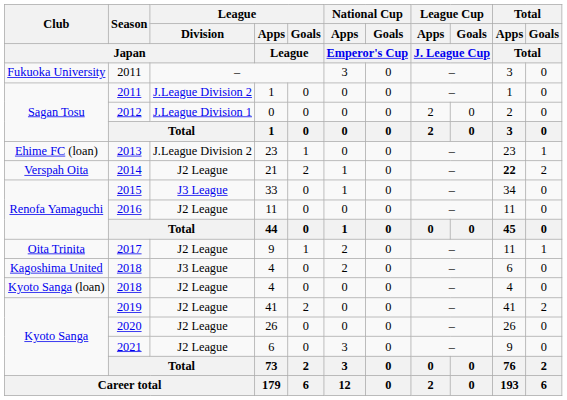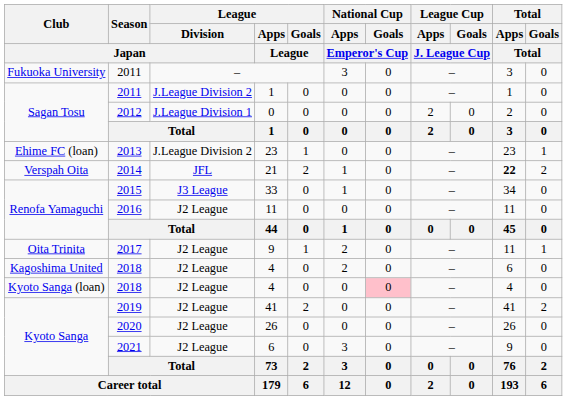(203, 170) J2 League -> (203, 170) JFL
(203, 268) J3 League -> (203, 268) J2 League
(388, 287) no background -> (388, 287) pink background
